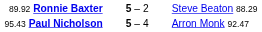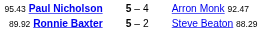rows swapped: (54, 23) <-> (56, 9)
